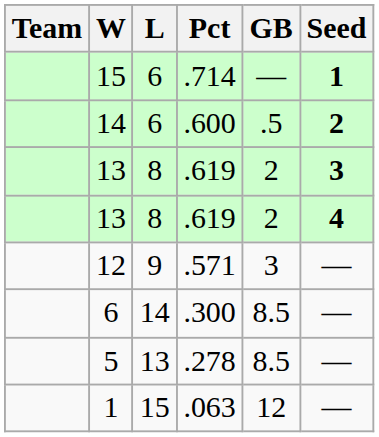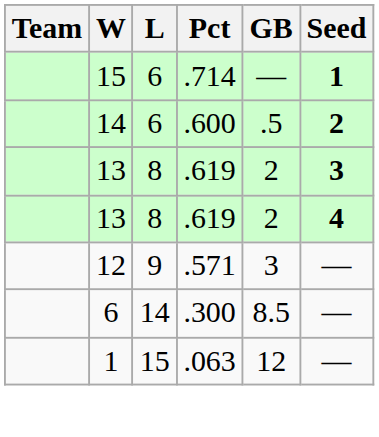- row: (111, 360)
